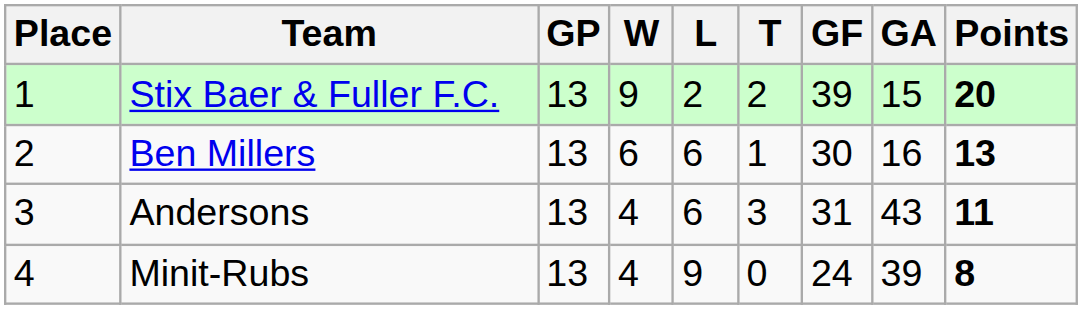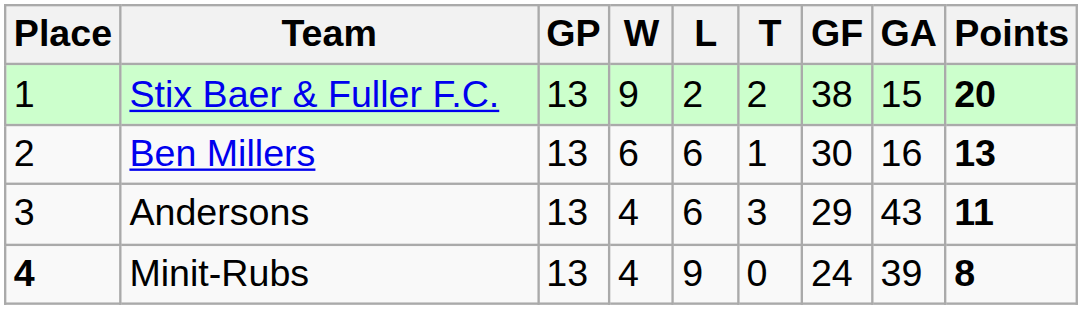(832, 93) 39 -> (832, 93) 38
(832, 213) 31 -> (832, 213) 29
(24, 272) normal -> (24, 272) bold
